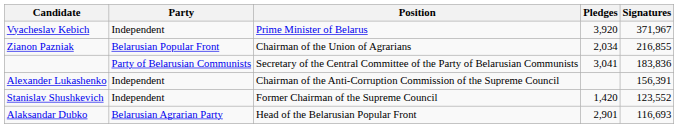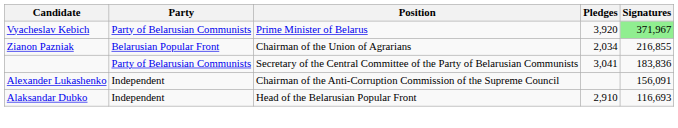(138, 30) Independent -> (181, 30) Party of Belarusian Communists
(654, 30) no background -> (654, 30) lightgreen background
(654, 81) 156,391 -> (654, 81) 156,091
- row: (55, 98)
(167, 115) Belarusian Agrarian Party -> (138, 98) Independent
(606, 115) 2,901 -> (606, 98) 2,910
